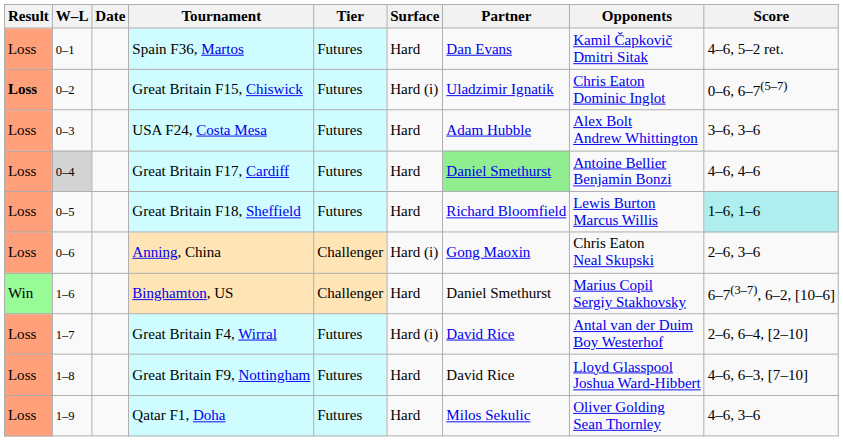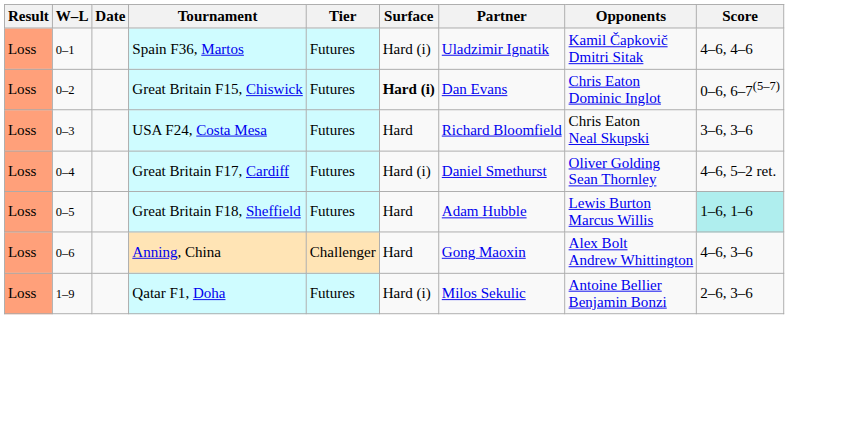(405, 48) Hard -> (407, 48) Hard (i)
(479, 48) Dan Evans -> (495, 48) Uladzimir Ignatik
(746, 48) 4–6, 5–2 ret. -> (726, 48) 4–6, 4–6
(23, 89) bold -> (22, 89) normal
(414, 89) normal -> (409, 89) bold
(500, 89) Uladzimir Ignatik -> (475, 89) Dan Evans
(489, 130) Adam Hubble -> (502, 130) Richard Bloomfield
(635, 130) Alex Bolt Andrew Whittington -> (609, 130) Chris Eaton Neal Skupski
(65, 171) lightgrey background -> (65, 171) no background
(405, 171) Hard -> (407, 171) Hard (i)
(499, 171) lightgreen background -> (494, 171) no background
(622, 171) Antoine Bellier Benjamin Bonzi -> (614, 171) Oliver Golding Sean Thornley
(734, 171) 4–6, 4–6 -> (738, 171) 4–6, 5–2 ret.
(506, 211) Richard Bloomfield -> (484, 211) Adam Hubble
(414, 252) Hard (i) -> (398, 252) Hard
(614, 252) Chris Eaton Neal Skupski -> (631, 252) Alex Bolt Andrew Whittington
(734, 252) 2–6, 3–6 -> (726, 252) 4–6, 3–6
- row: (183, 293)
- row: (205, 334)
- row: (221, 374)
(405, 415) Hard -> (407, 293) Hard (i)
(619, 415) Oliver Golding Sean Thornley -> (618, 293) Antoine Bellier Benjamin Bonzi
(734, 415) 4–6, 3–6 -> (726, 293) 2–6, 3–6
